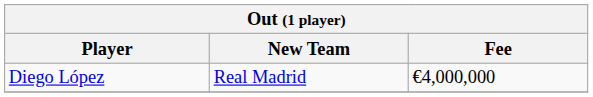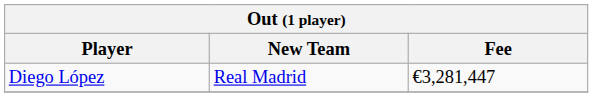(454, 77) €4,000,000 -> (454, 77) €3,281,447
